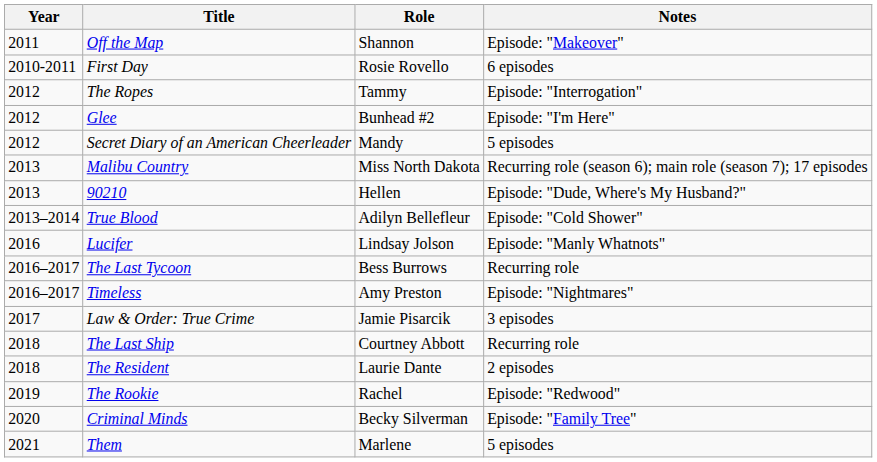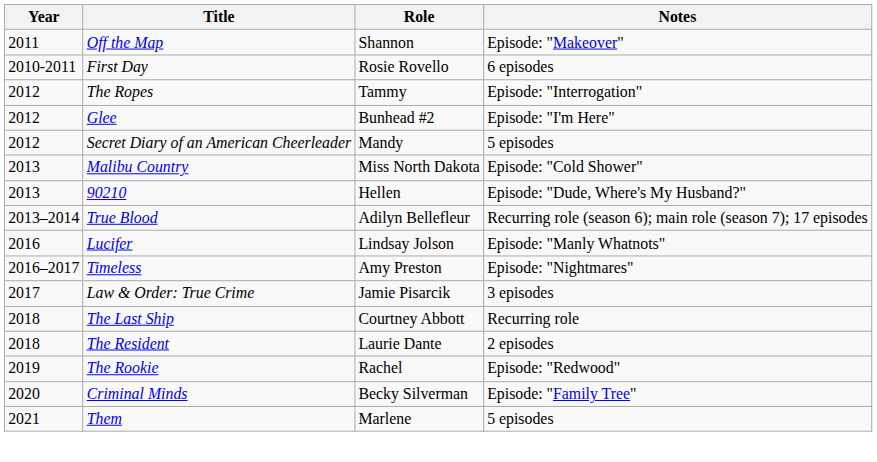(677, 167) Recurring role (season 6); main role (season 7); 17 episodes -> (565, 167) Episode: "Cold Shower"
(565, 218) Episode: "Cold Shower" -> (677, 218) Recurring role (season 6); main role (season 7); 17 episodes
- row: (139, 268)
